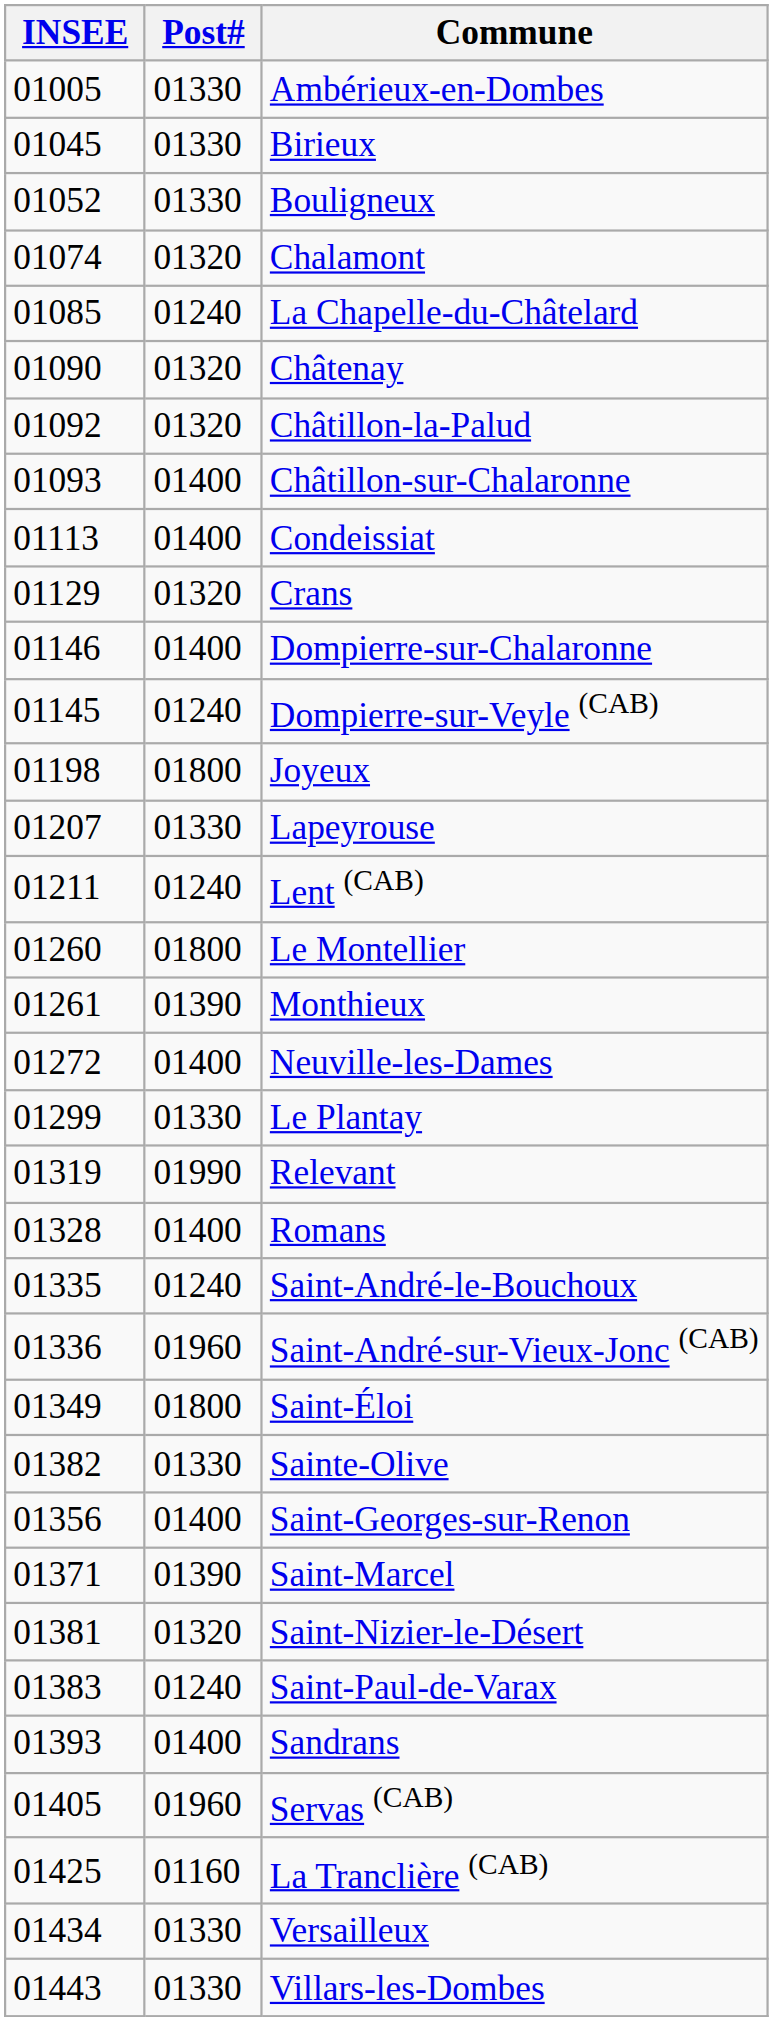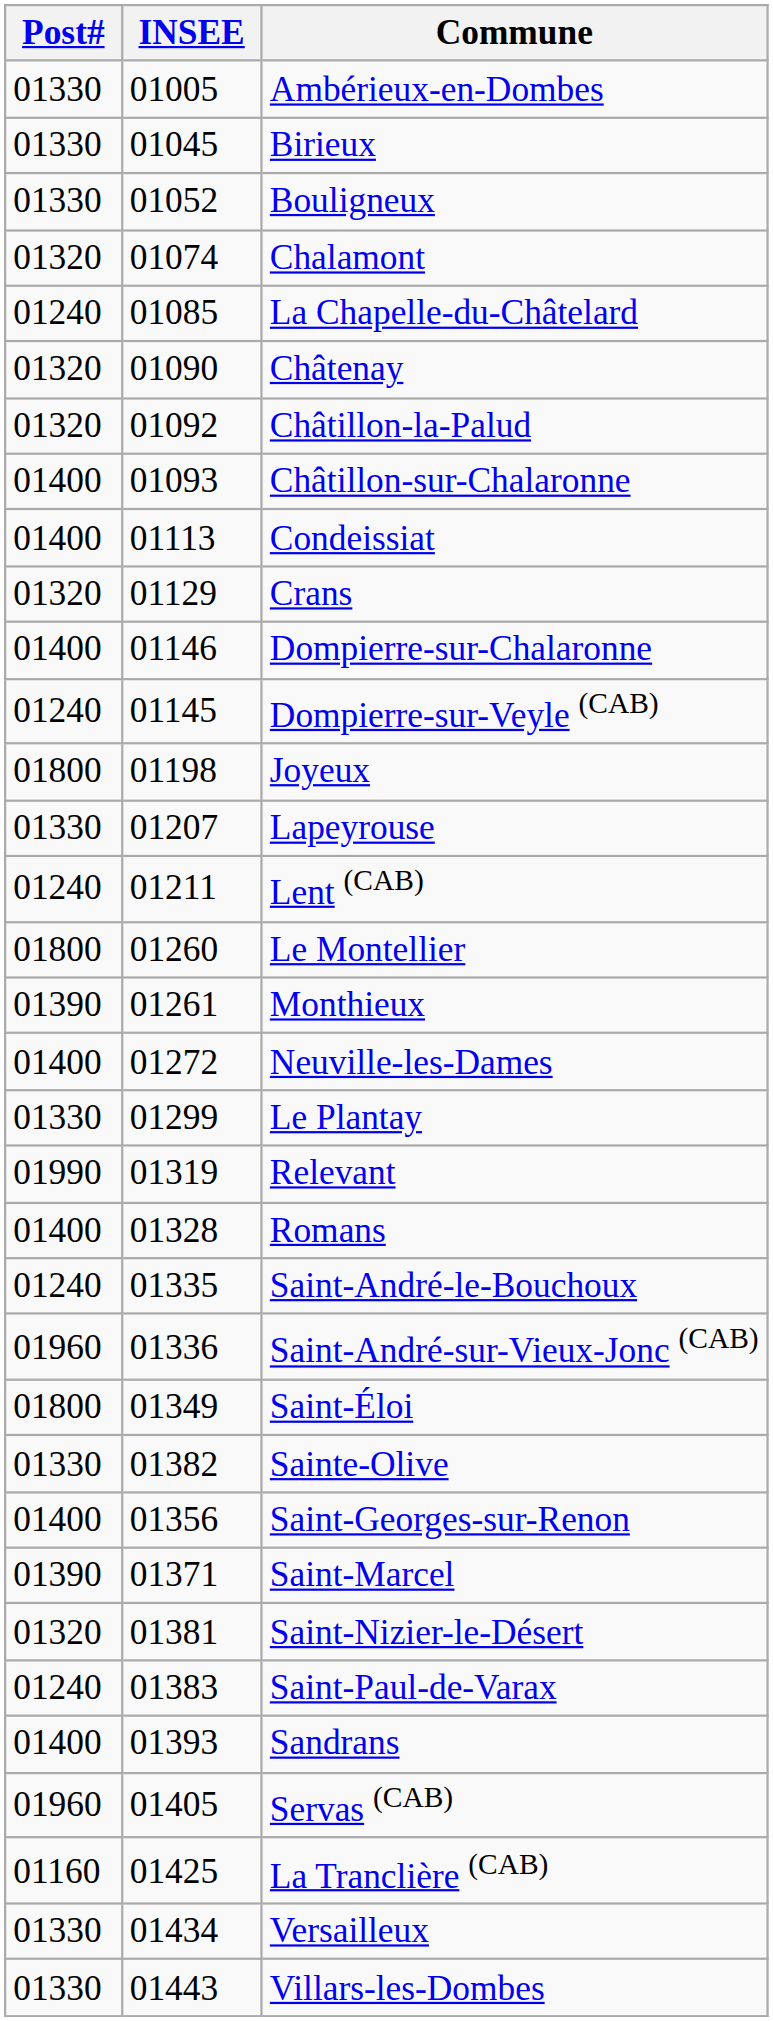columns swapped: (75, 32) <-> (203, 32)
